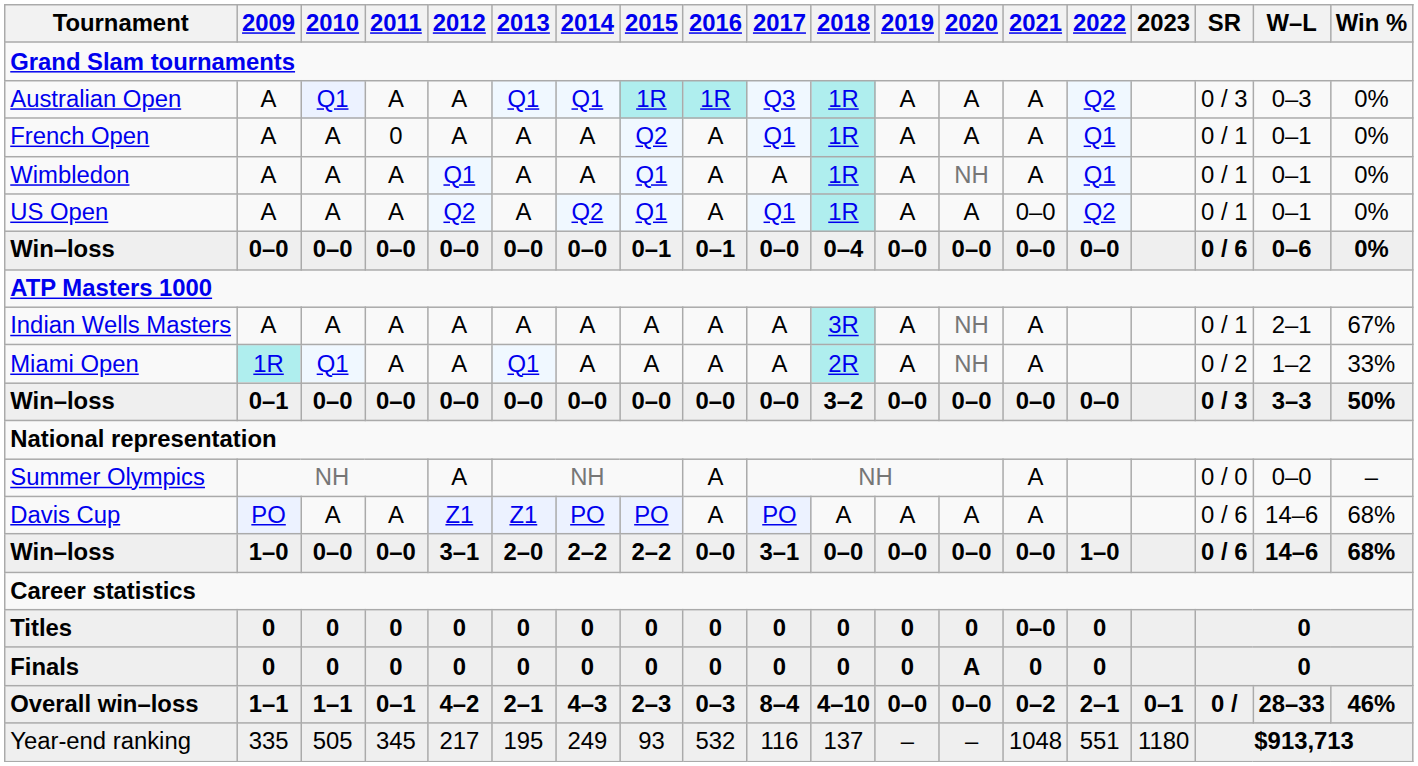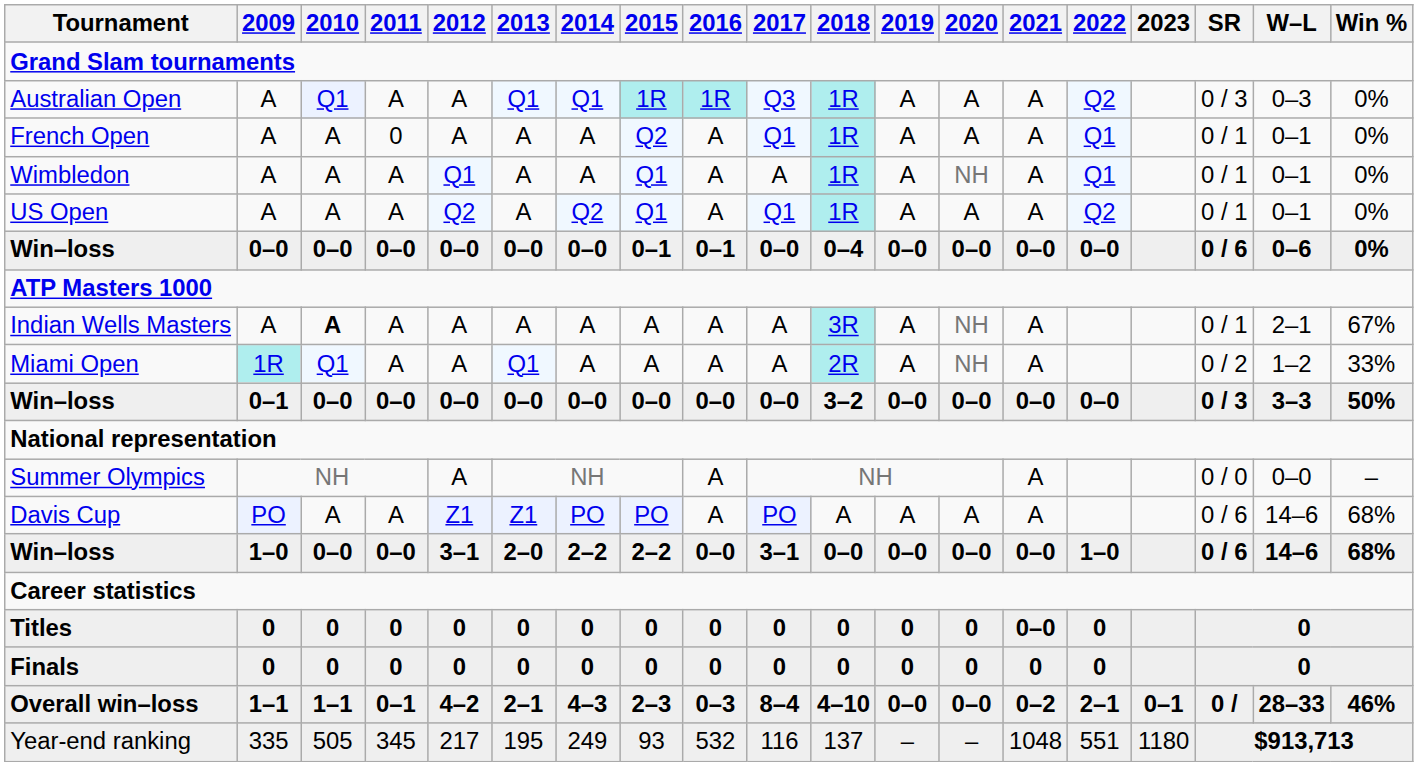(1036, 212) 0–0 -> (1036, 212) A
(333, 325) normal -> (333, 325) bold
(972, 666) A -> (972, 666) 0
